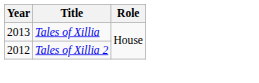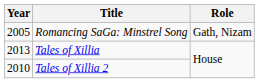+ row: (111, 31)
(19, 50) 2012 -> (19, 68) 2010
